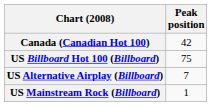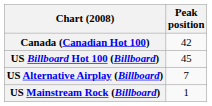(186, 59) 75 -> (186, 59) 45
